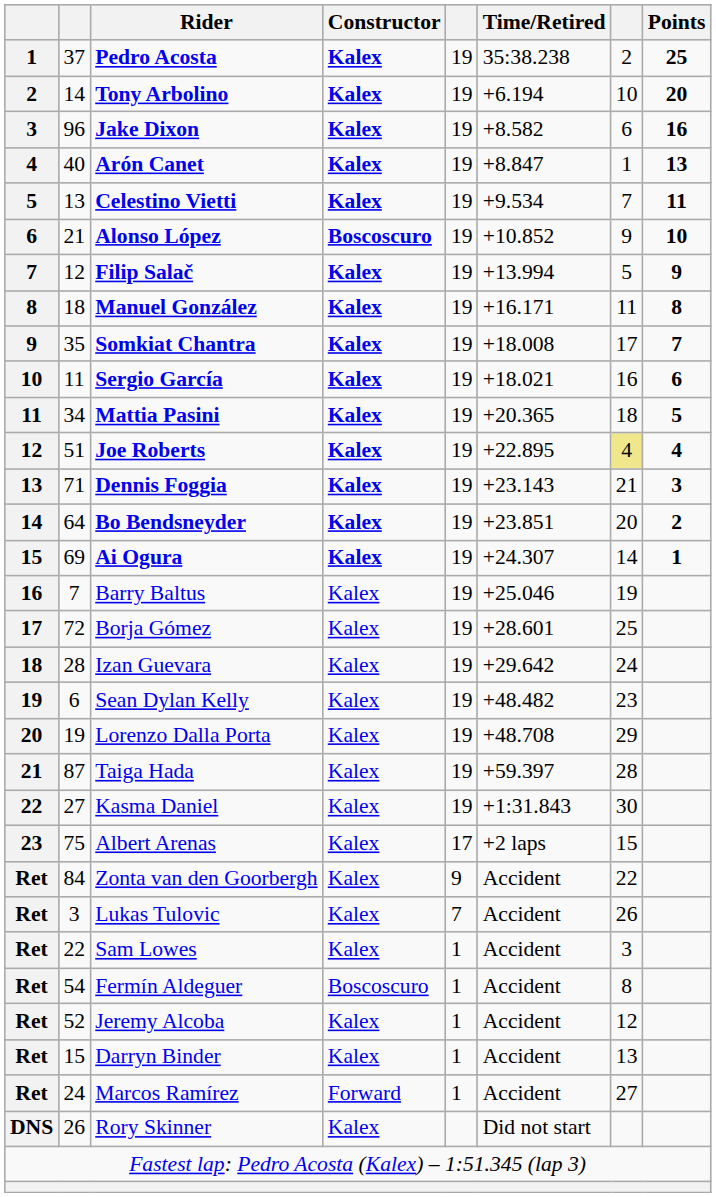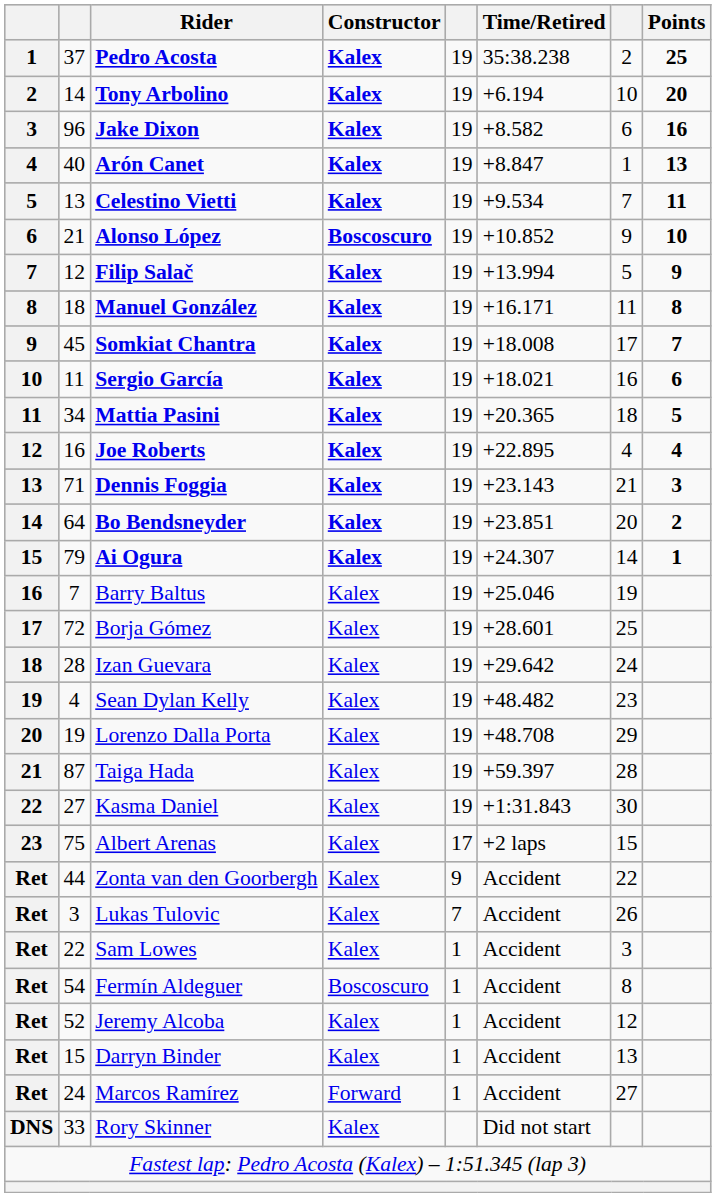(74, 343) 35 -> (74, 343) 45
(74, 450) 51 -> (74, 450) 16
(627, 450) khaki background -> (627, 450) no background
(74, 557) 69 -> (74, 557) 79
(74, 699) 6 -> (74, 699) 4
(74, 878) 84 -> (74, 878) 44
(74, 1127) 26 -> (74, 1127) 33
